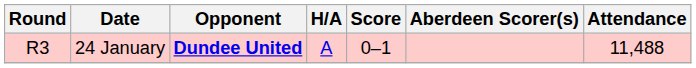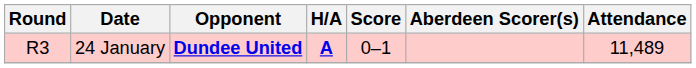(326, 47) normal -> (326, 47) bold
(637, 47) 11,488 -> (637, 47) 11,489
